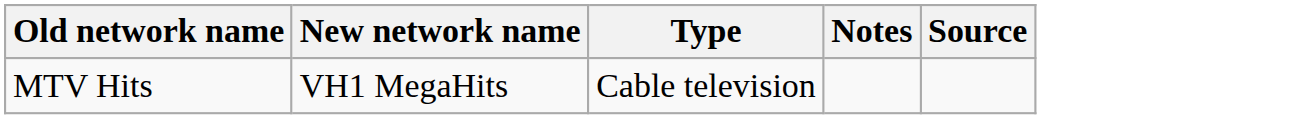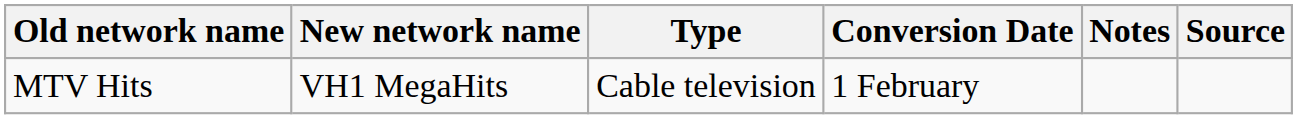+ column: (952, 31)
